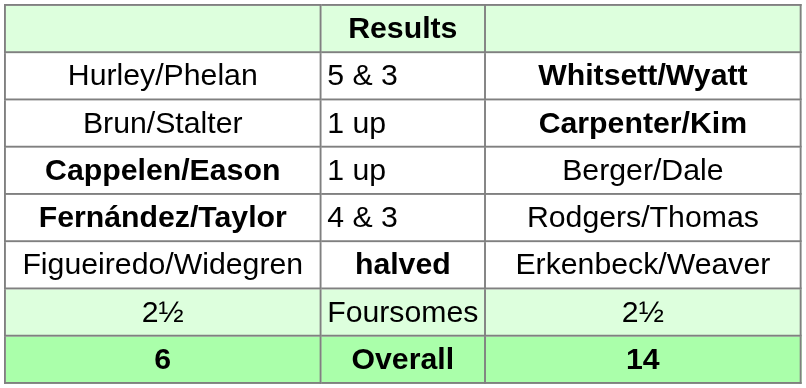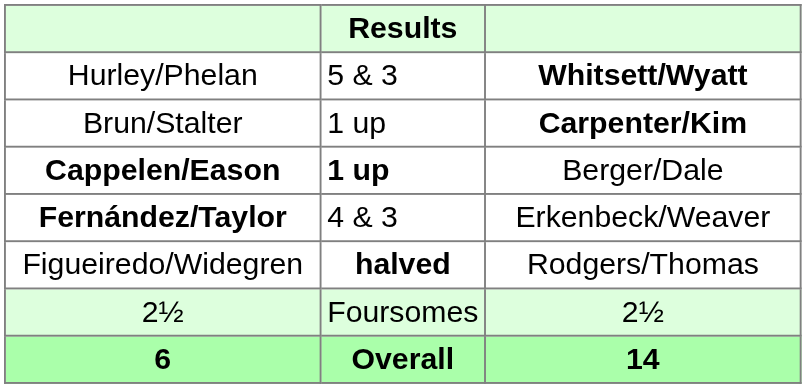(357, 169) normal -> (358, 169) bold
(643, 217) Rodgers/Thomas -> (643, 217) Erkenbeck/Weaver
(643, 264) Erkenbeck/Weaver -> (643, 264) Rodgers/Thomas
